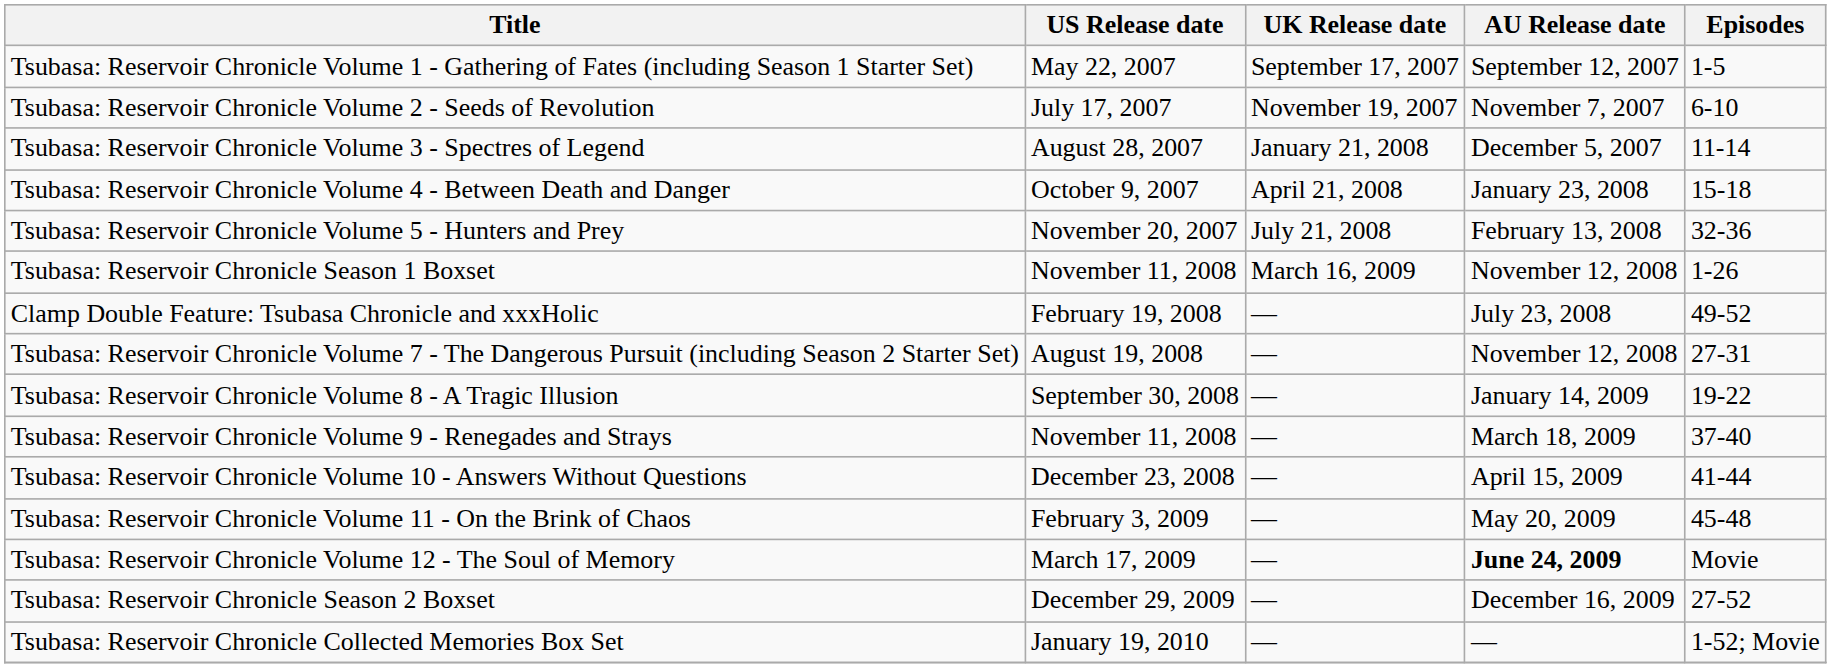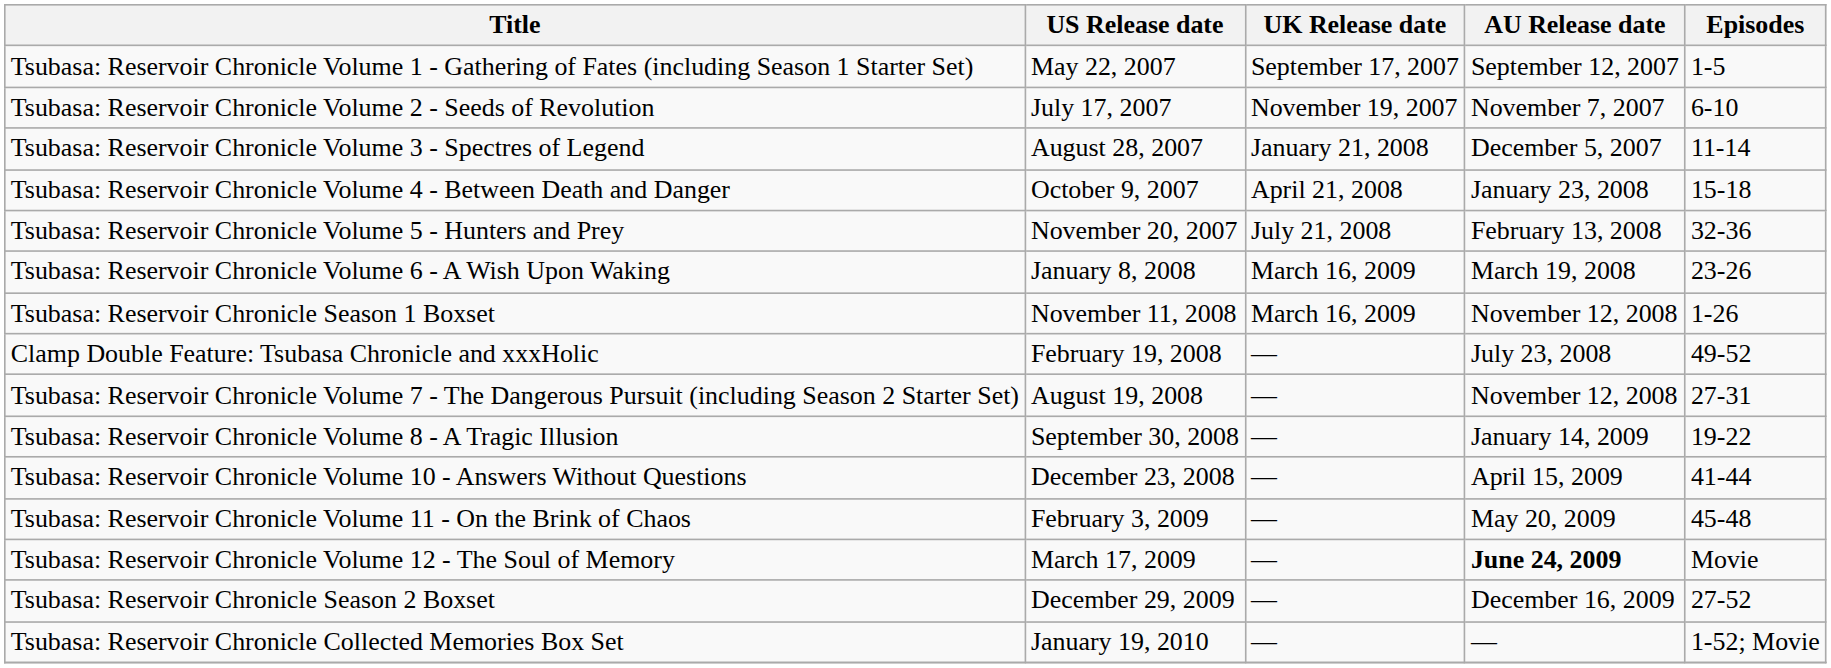+ row: (340, 271)
- row: (341, 436)
